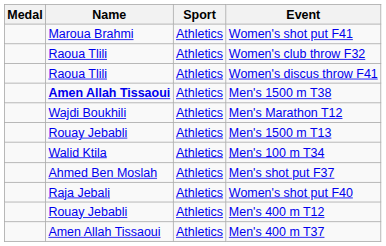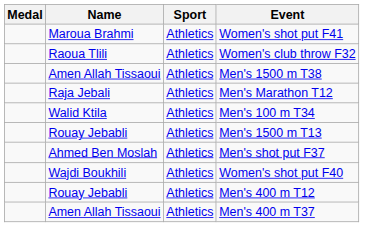- row: (303, 74)
(109, 93) bold -> (104, 74) normal
(87, 113) Wajdi Boukhili -> (79, 93) Raja Jebali
rows swapped: (280, 133) <-> (277, 153)
(79, 192) Raja Jebali -> (87, 172) Wajdi Boukhili
